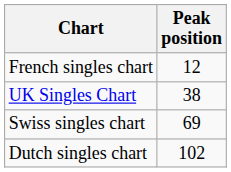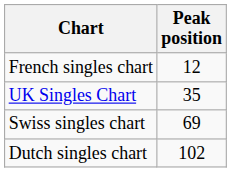(192, 95) 38 -> (192, 95) 35
